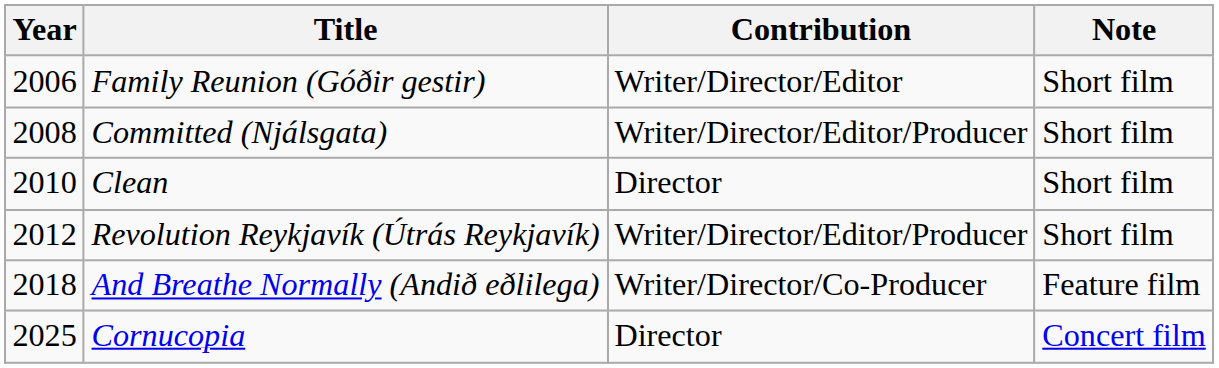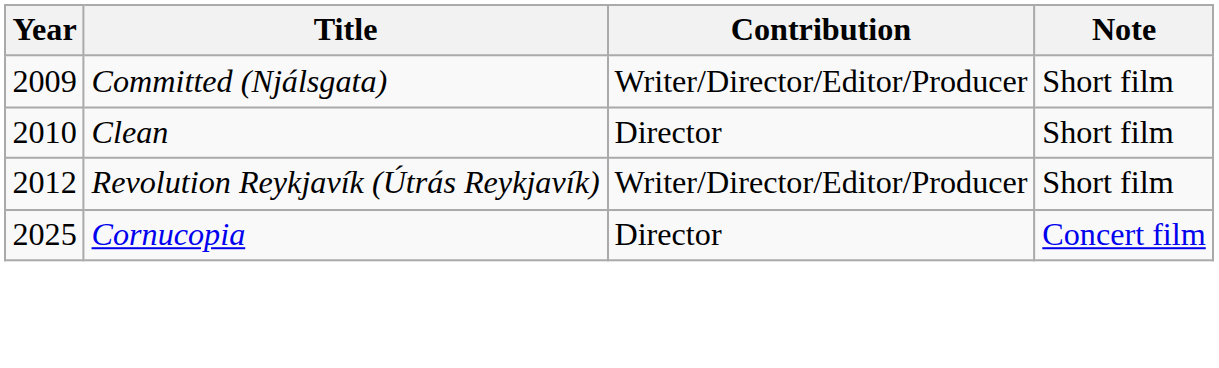- row: (289, 81)
(45, 132) 2008 -> (45, 81) 2009
- row: (346, 285)
